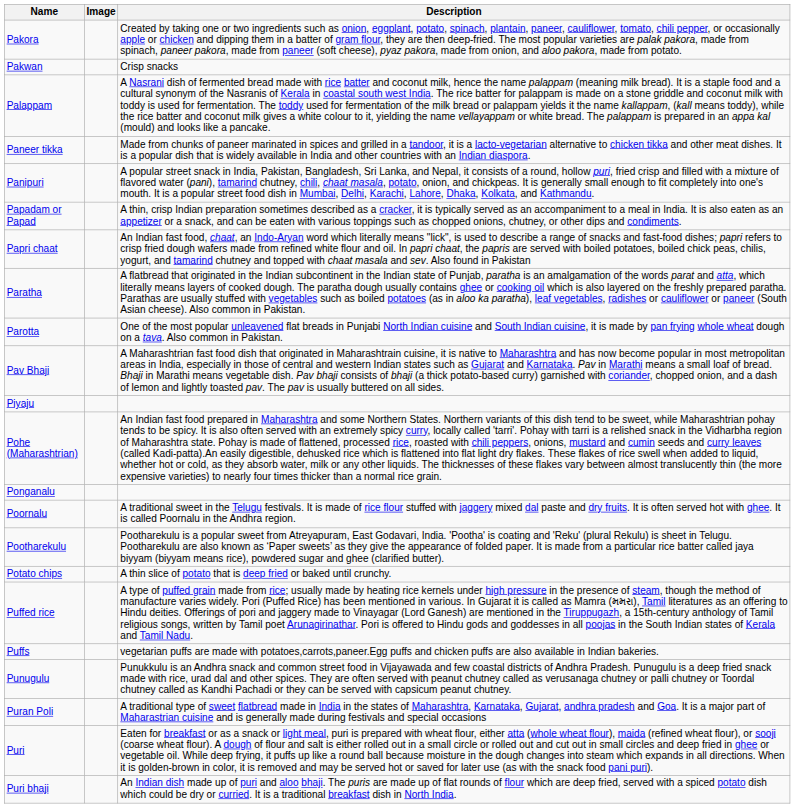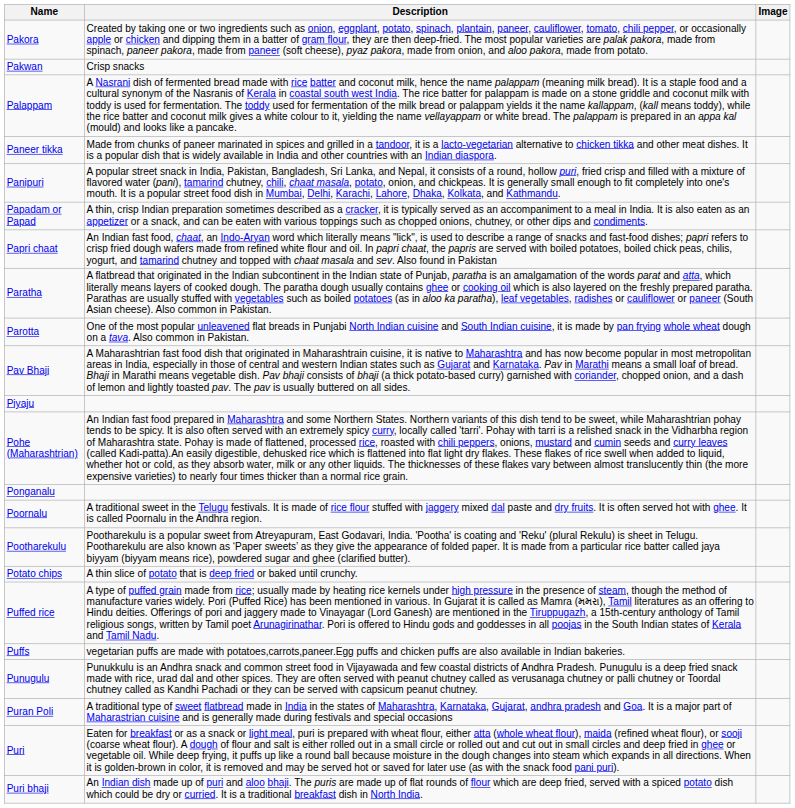columns swapped: (101, 12) <-> (454, 12)
